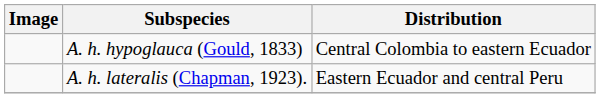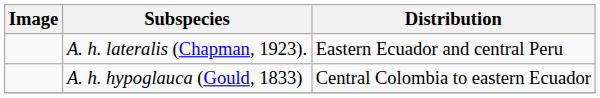rows swapped: (185, 48) <-> (187, 78)
